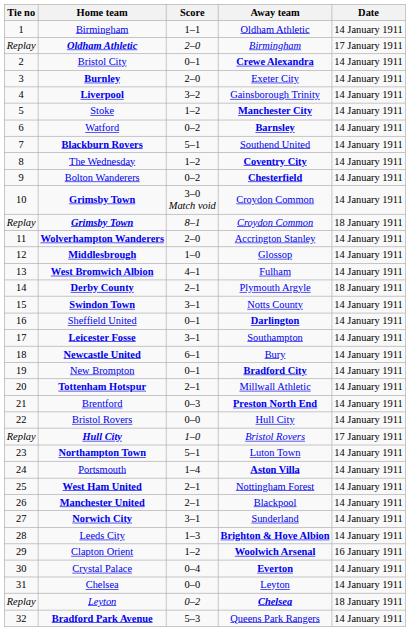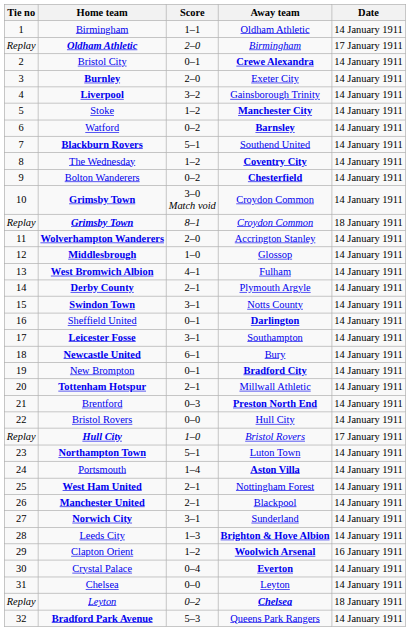(369, 288) 18 January 1911 -> (369, 288) 14 January 1911
